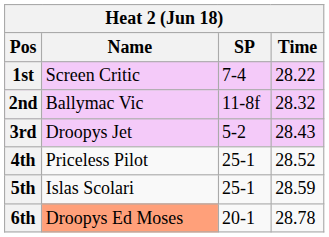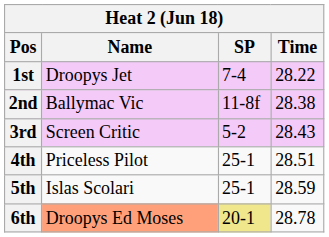(93, 75) Screen Critic -> (89, 75) Droopys Jet
(295, 103) 28.32 -> (295, 103) 28.38
(89, 132) Droopys Jet -> (93, 132) Screen Critic
(295, 160) 28.52 -> (295, 160) 28.51
(239, 217) no background -> (239, 217) khaki background
